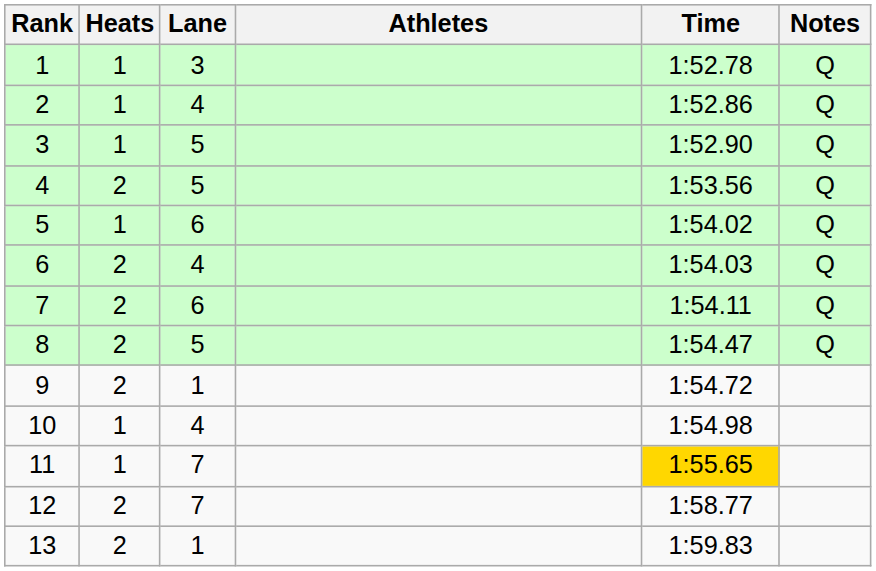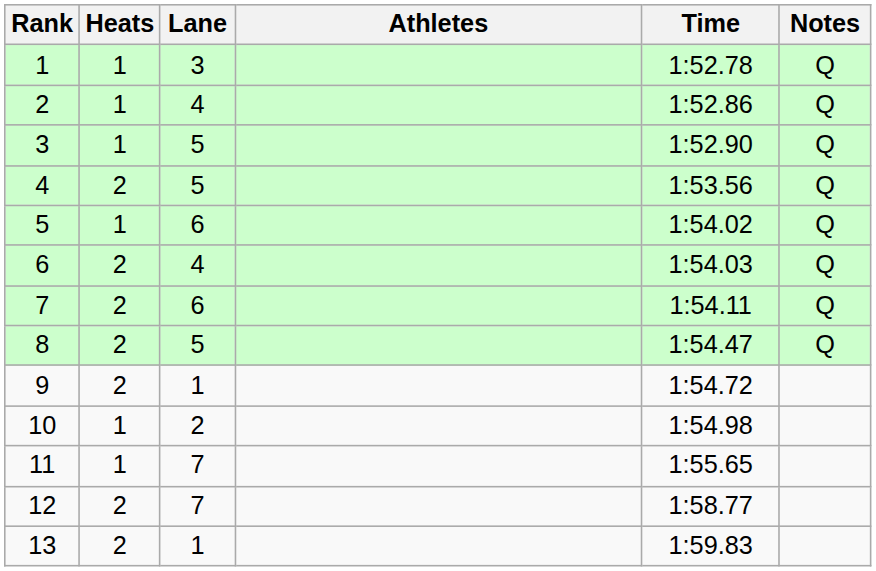(198, 425) 4 -> (198, 425) 2
(711, 465) gold background -> (711, 465) no background
